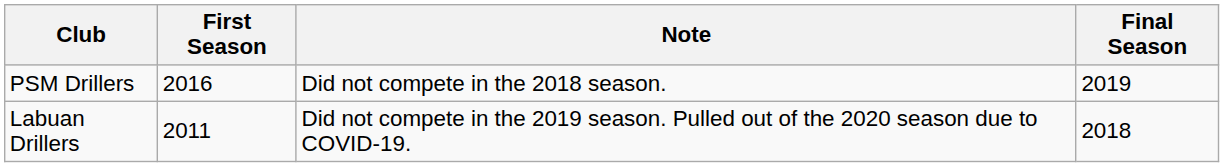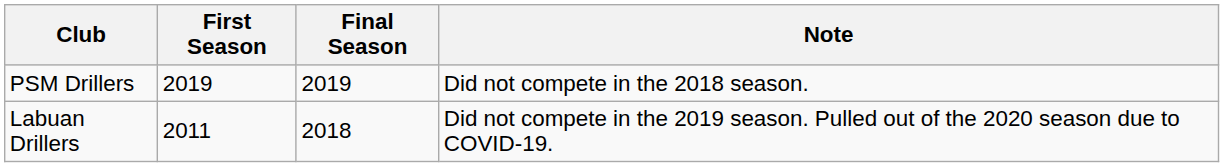columns swapped: (1147, 34) <-> (686, 34)
(188, 82) 2016 -> (188, 82) 2019
